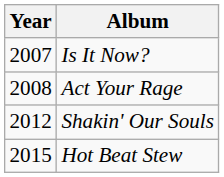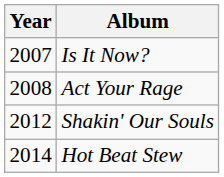(31, 155) 2015 -> (31, 155) 2014
